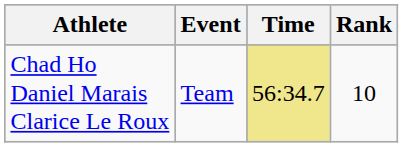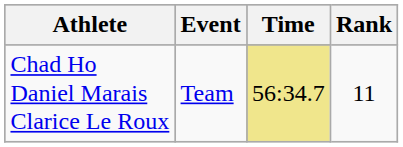(364, 92) 10 -> (364, 92) 11
